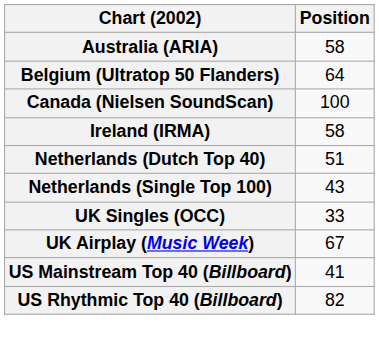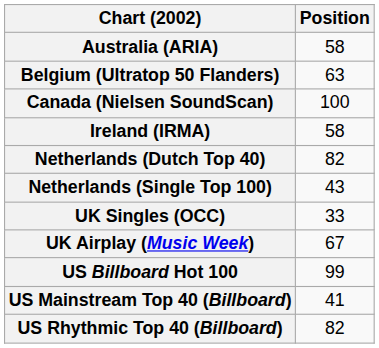(335, 74) 64 -> (335, 74) 63
(335, 159) 51 -> (335, 159) 82
+ row: (150, 272)
